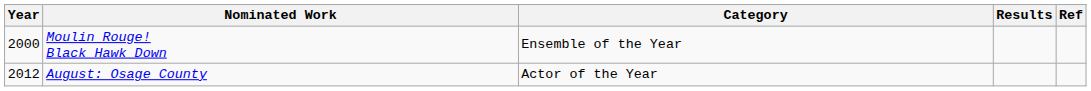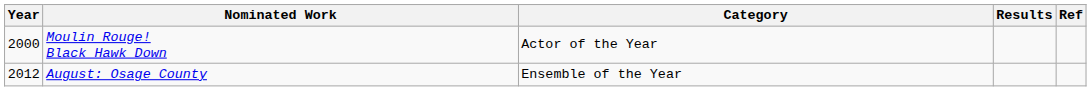(602, 45) Ensemble of the Year -> (590, 45) Actor of the Year
(590, 75) Actor of the Year -> (602, 75) Ensemble of the Year
